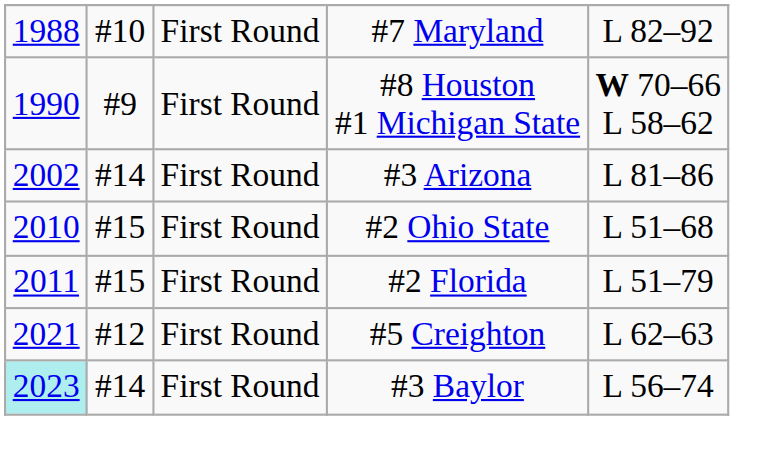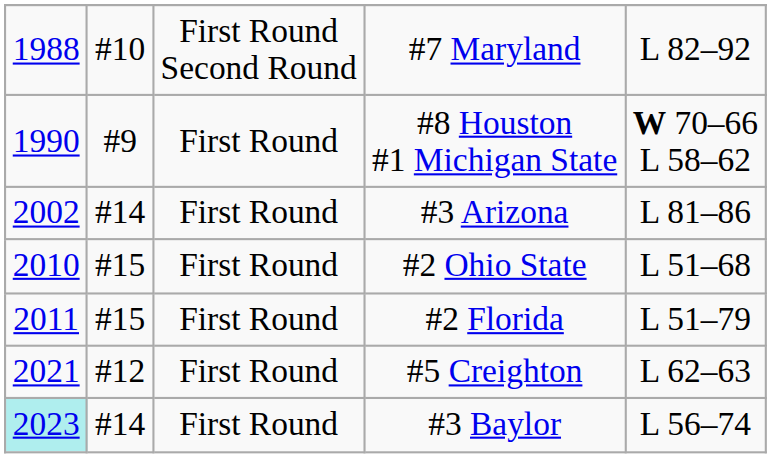(240, 31) First Round -> (259, 49) First Round Second Round
